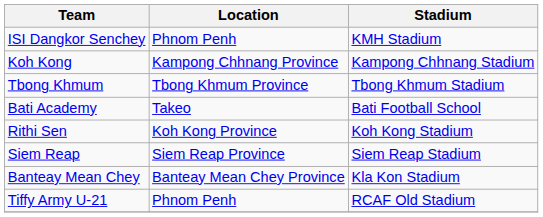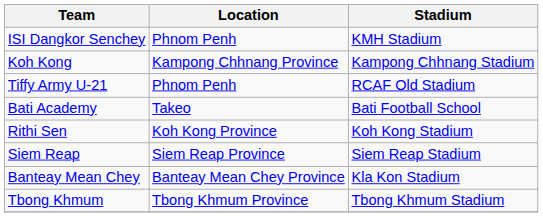rows swapped: (58, 200) <-> (56, 85)
